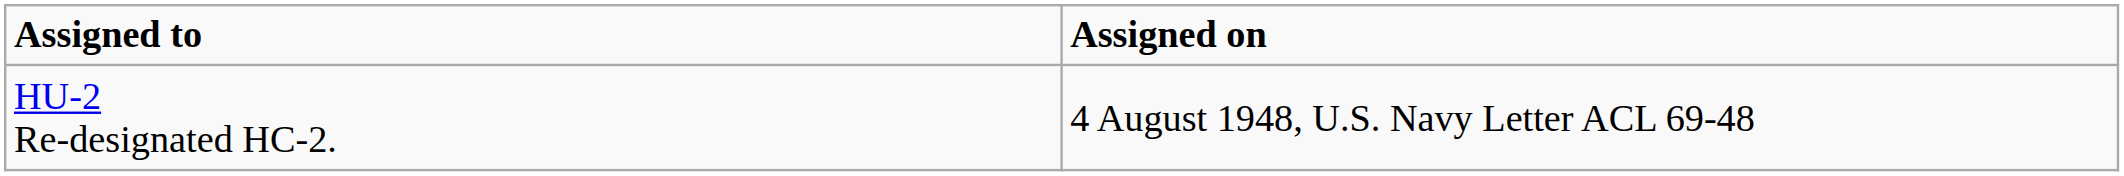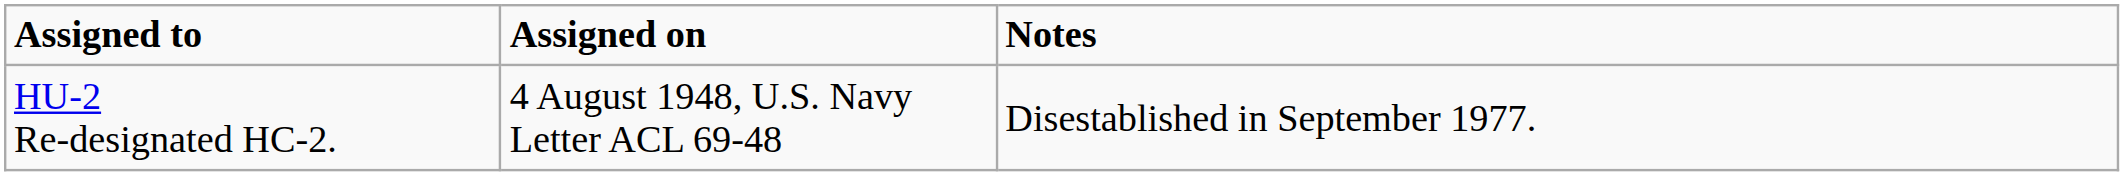+ column: (1051, 34)
